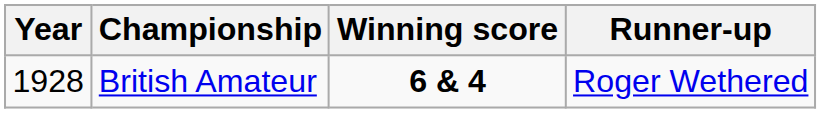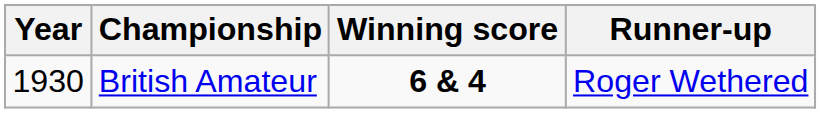(48, 81) 1928 -> (48, 81) 1930
